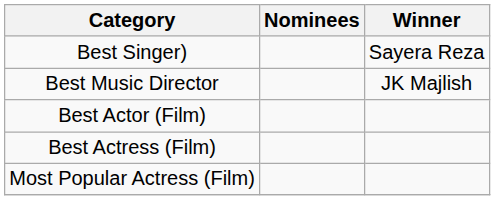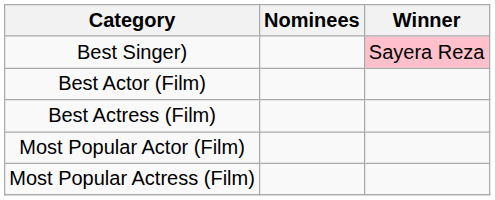(427, 52) no background -> (427, 52) pink background
- row: (132, 83)
+ row: (132, 147)
